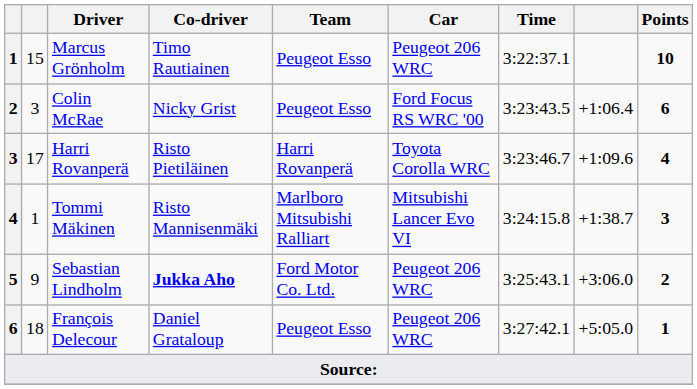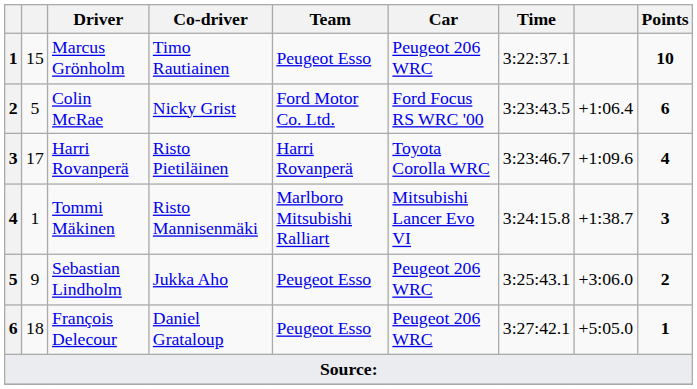(35, 108) 3 -> (35, 108) 5
(324, 108) Peugeot Esso -> (317, 108) Ford Motor Co. Ltd.
(194, 278) bold -> (190, 278) normal
(317, 278) Ford Motor Co. Ltd. -> (324, 278) Peugeot Esso
